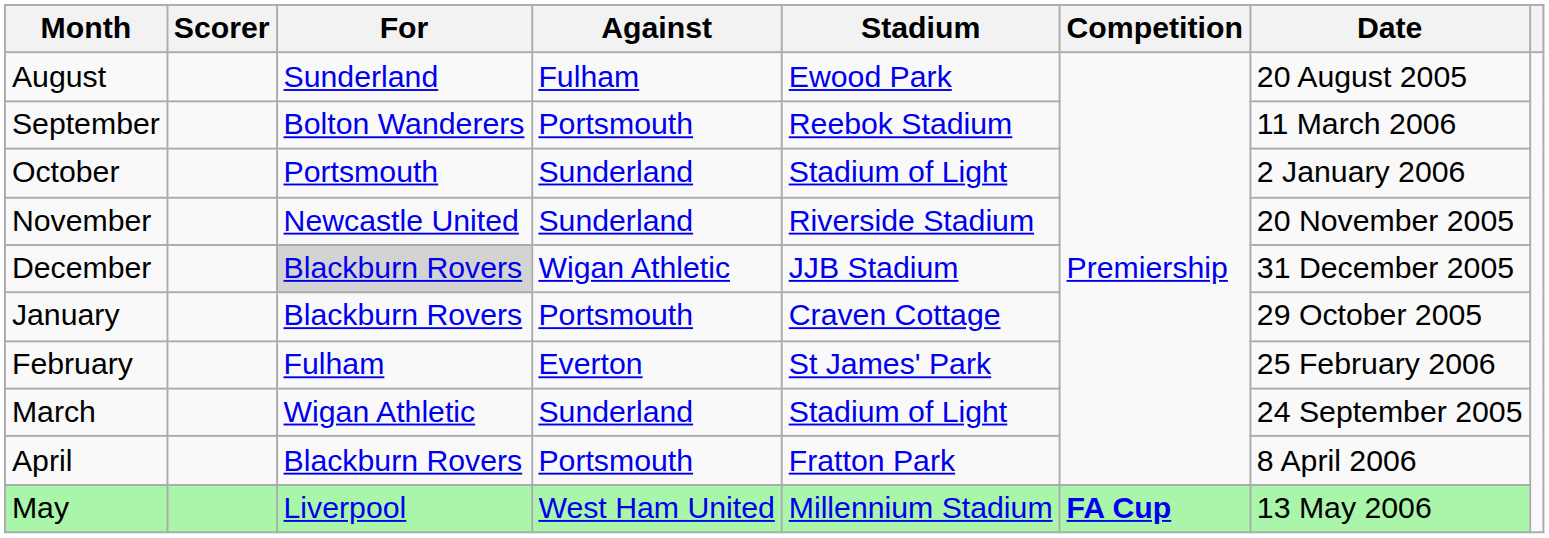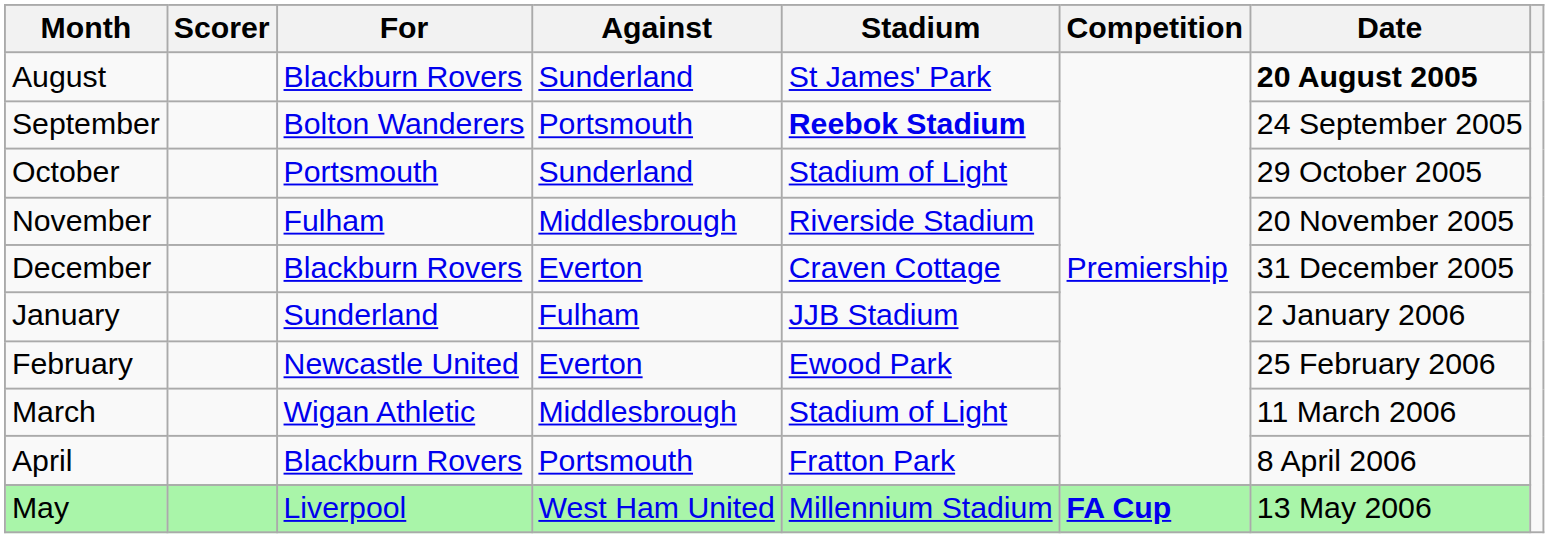(361, 76) Sunderland -> (403, 76) Blackburn Rovers
(589, 76) Fulham -> (616, 76) Sunderland
(870, 76) Ewood Park -> (890, 76) St James' Park
(1362, 76) normal -> (1367, 76) bold
(901, 124) normal -> (907, 124) bold
(1357, 124) 11 March 2006 -> (1390, 124) 24 September 2005
(1361, 172) 2 January 2006 -> (1370, 172) 29 October 2005
(401, 220) Newcastle United -> (334, 220) Fulham
(616, 220) Sunderland -> (638, 220) Middlesbrough
(403, 268) lightgrey background -> (403, 268) no background
(634, 268) Wigan Athletic -> (591, 268) Everton
(874, 268) JJB Stadium -> (895, 268) Craven Cottage
(403, 316) Blackburn Rovers -> (361, 316) Sunderland
(616, 316) Portsmouth -> (589, 316) Fulham
(895, 316) Craven Cottage -> (874, 316) JJB Stadium
(1370, 316) 29 October 2005 -> (1361, 316) 2 January 2006
(334, 364) Fulham -> (401, 364) Newcastle United
(890, 364) St James' Park -> (870, 364) Ewood Park
(616, 412) Sunderland -> (638, 412) Middlesbrough
(1390, 412) 24 September 2005 -> (1357, 412) 11 March 2006
